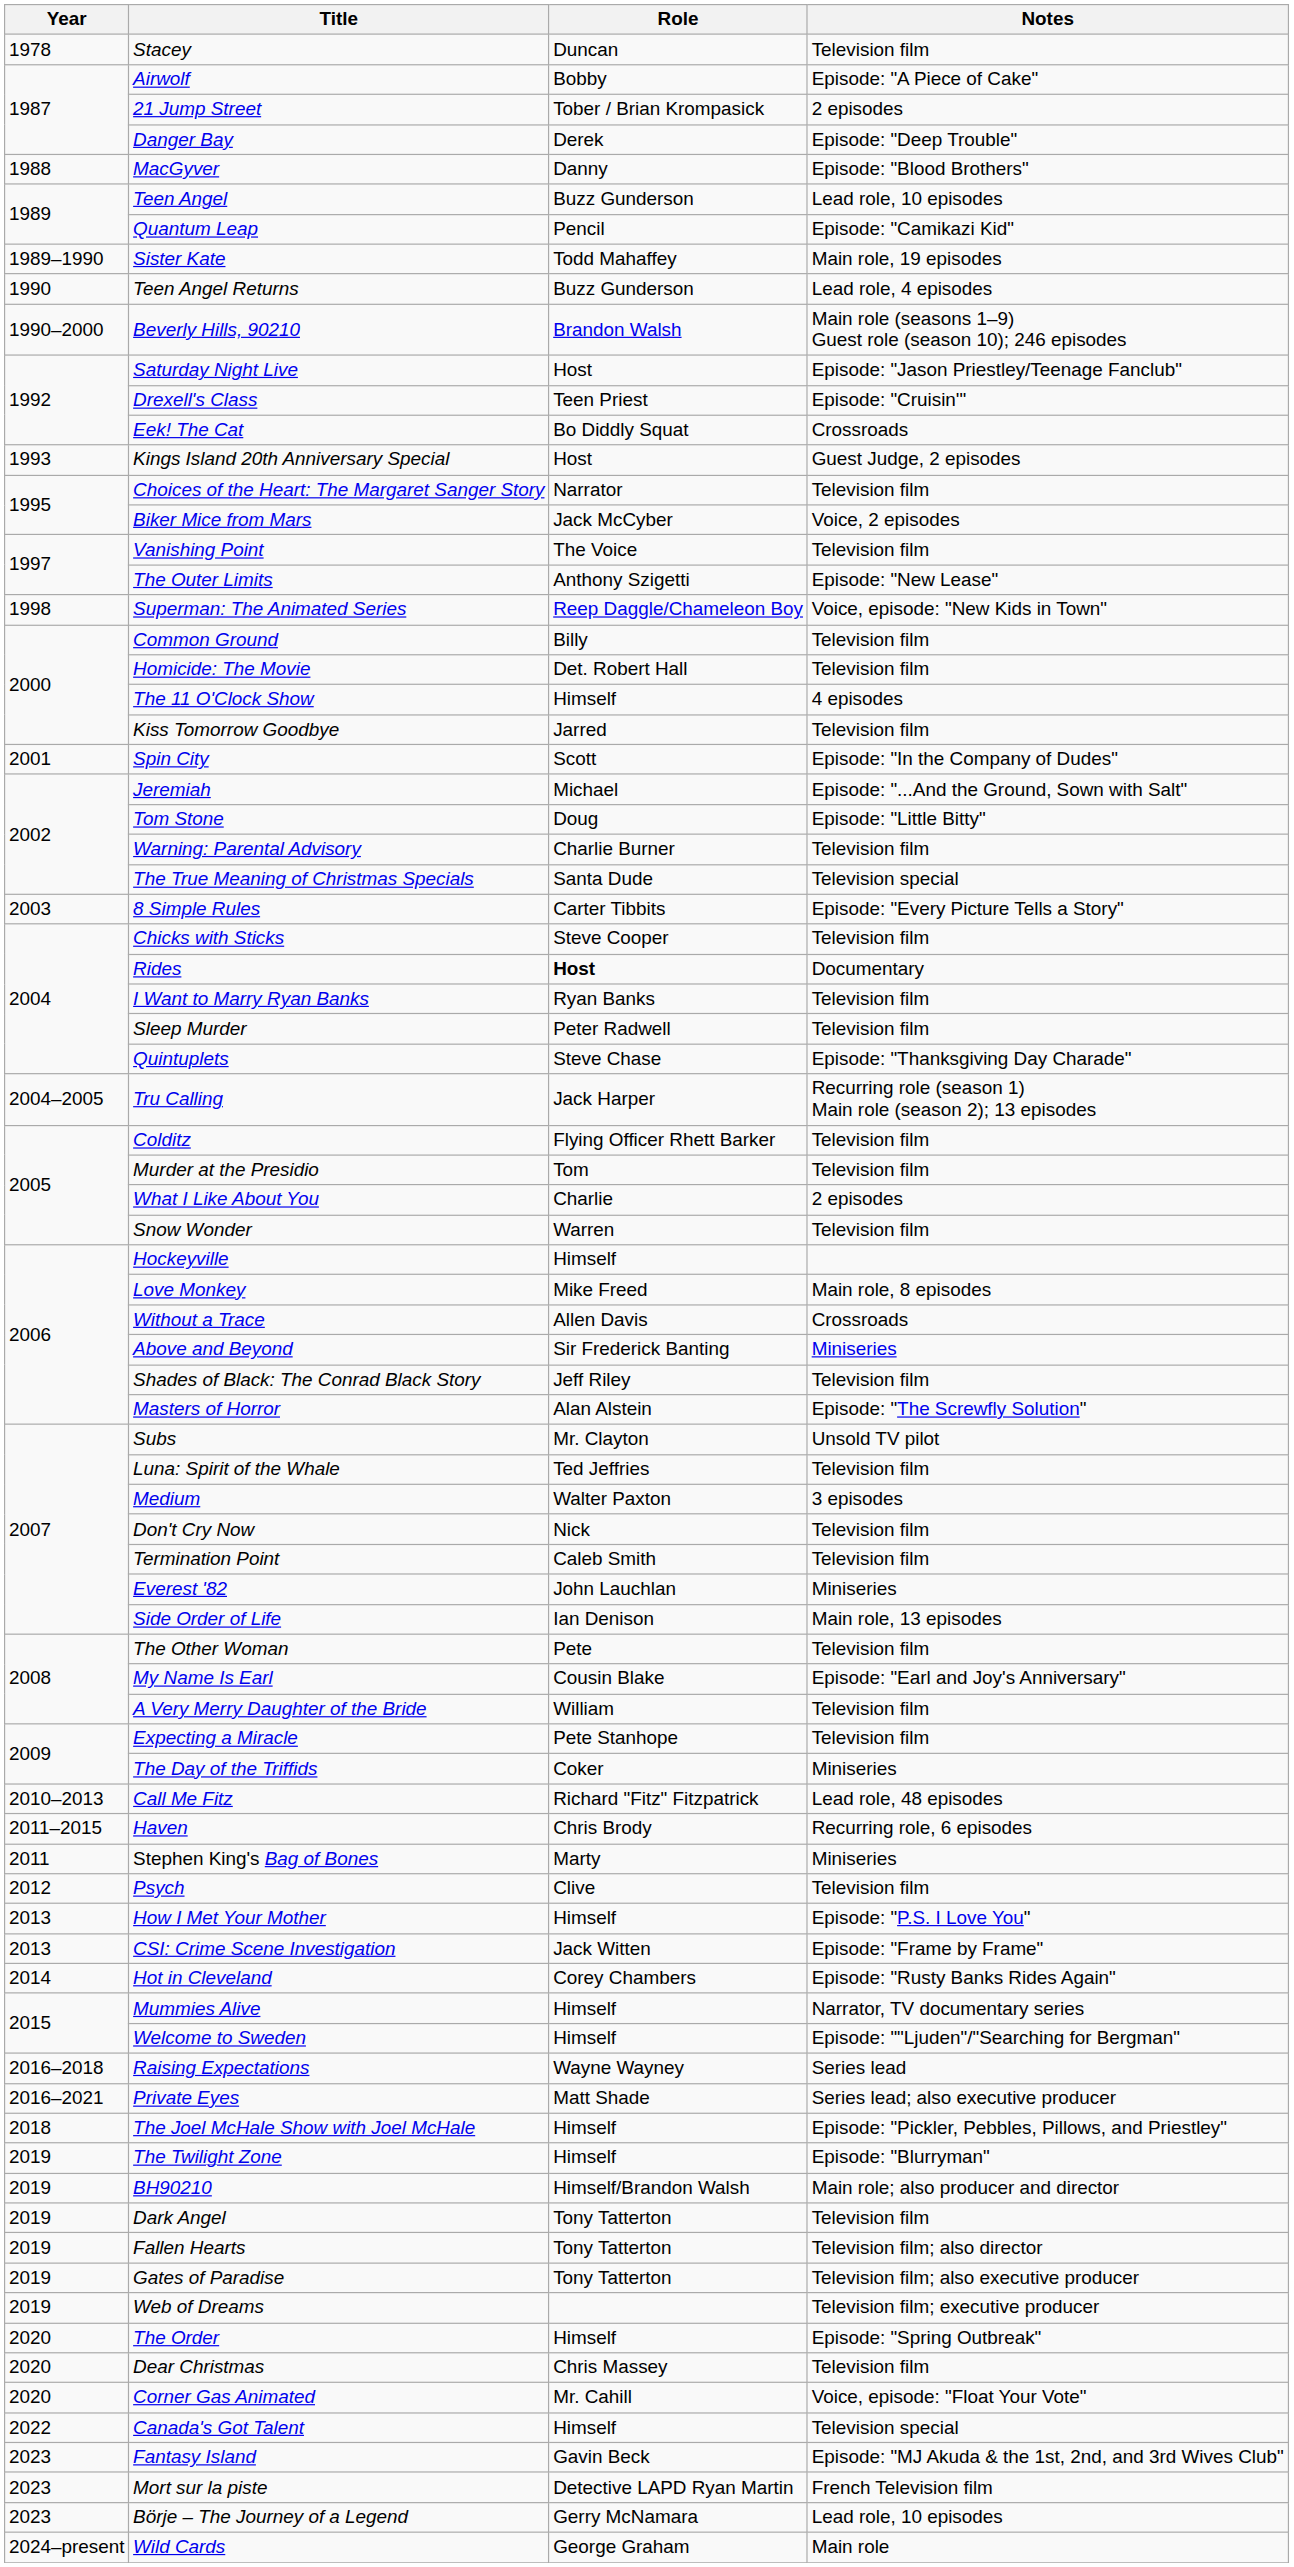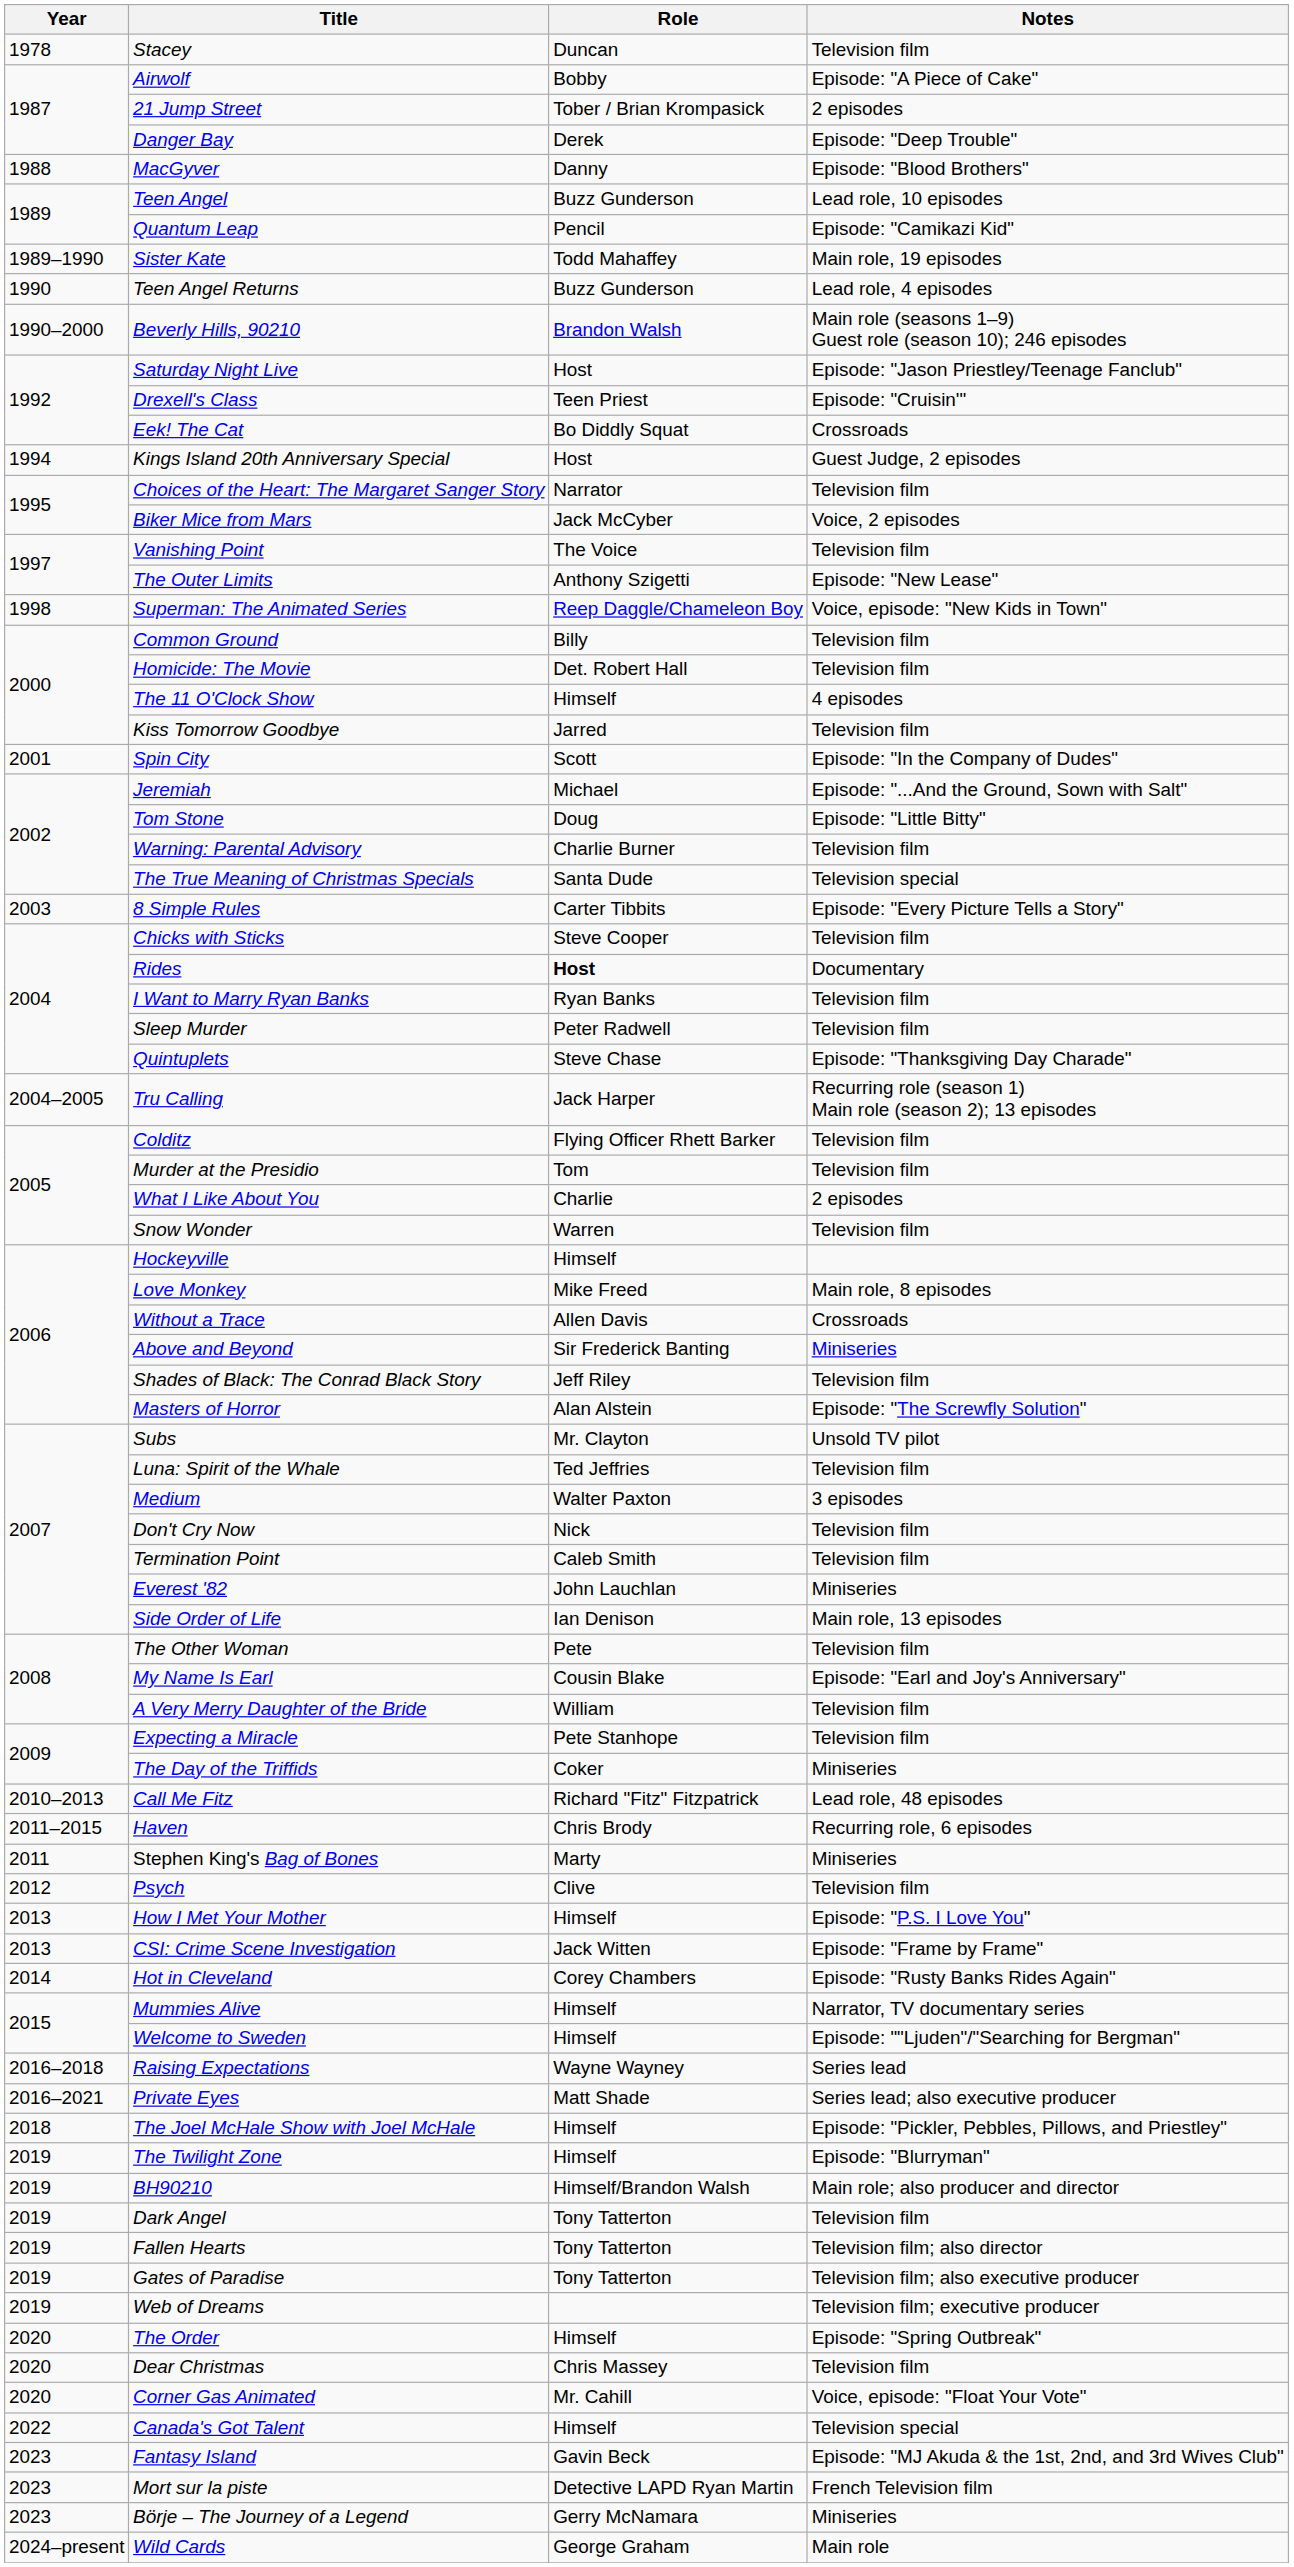(30, 459) 1993 -> (30, 459) 1994
(907, 2517) Lead role, 10 episodes -> (854, 2517) Miniseries
